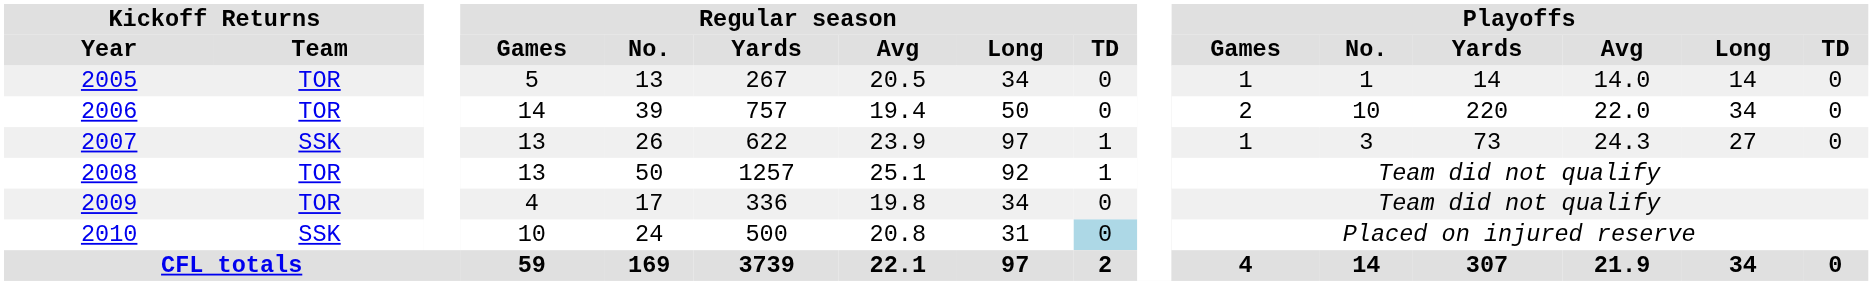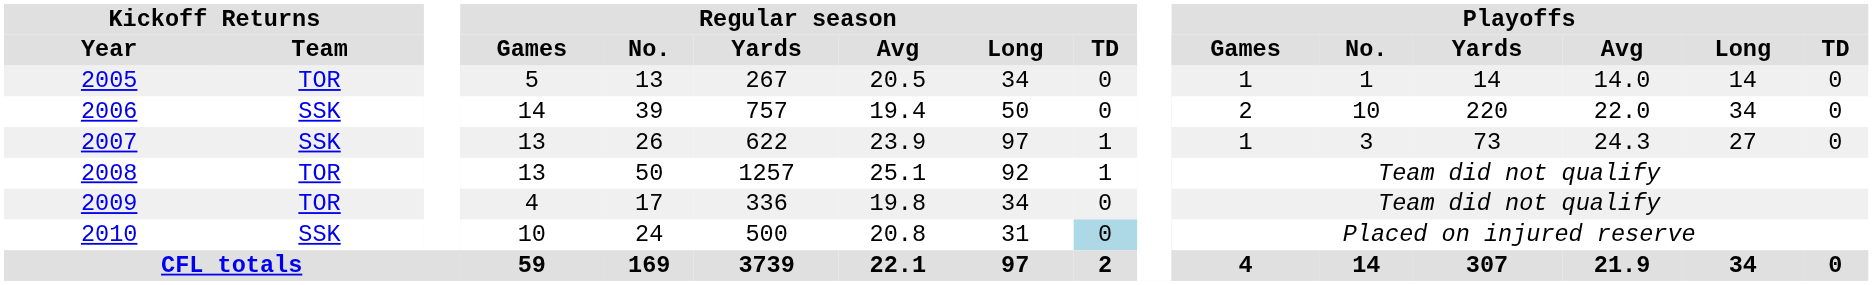(320, 112) TOR -> (320, 112) SSK
